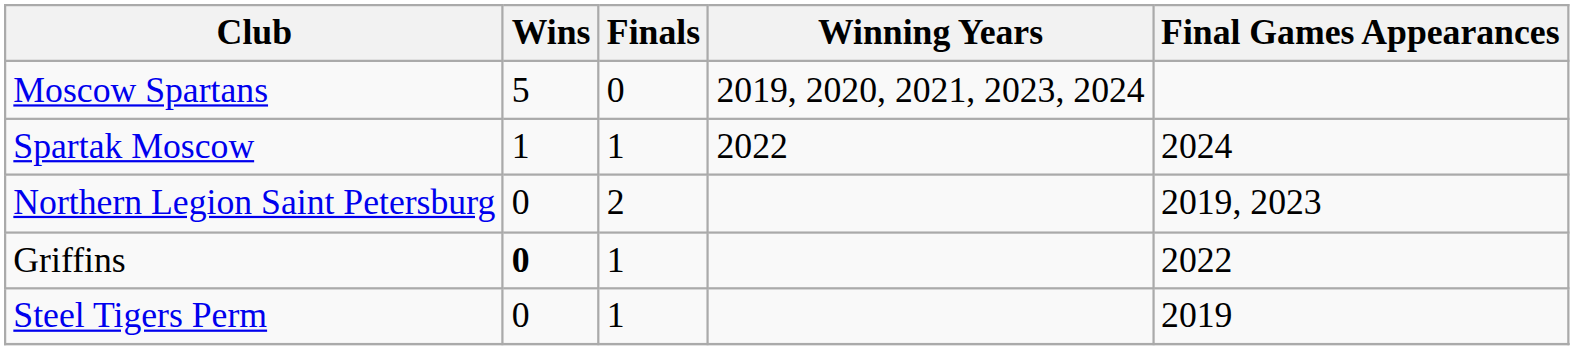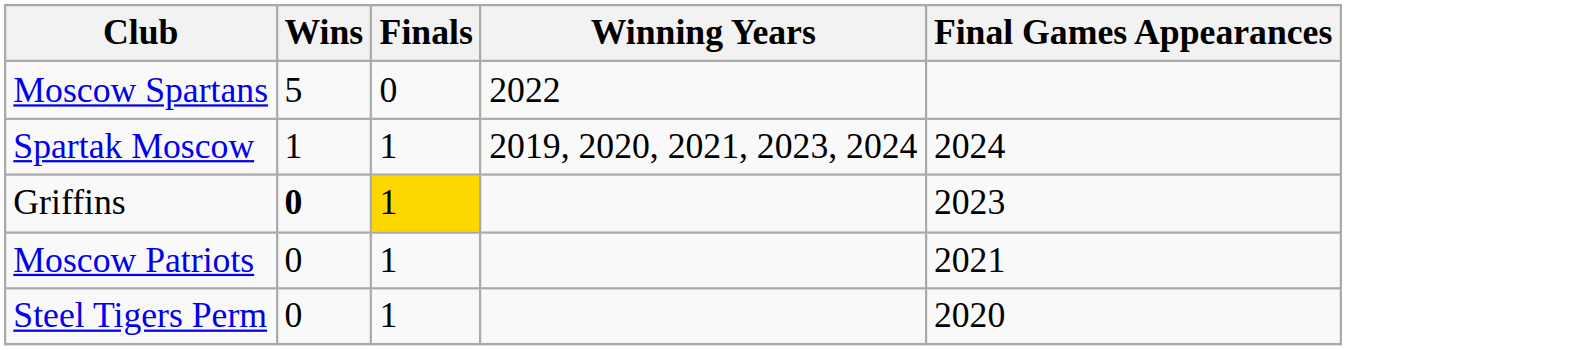(931, 89) 2019, 2020, 2021, 2023, 2024 -> (525, 89) 2022
(752, 145) 2022 -> (703, 145) 2019, 2020, 2021, 2023, 2024
- row: (254, 202)
(616, 259) no background -> (389, 202) gold background
(1197, 259) 2022 -> (970, 202) 2023
+ row: (134, 259)
(1197, 315) 2019 -> (970, 315) 2020
